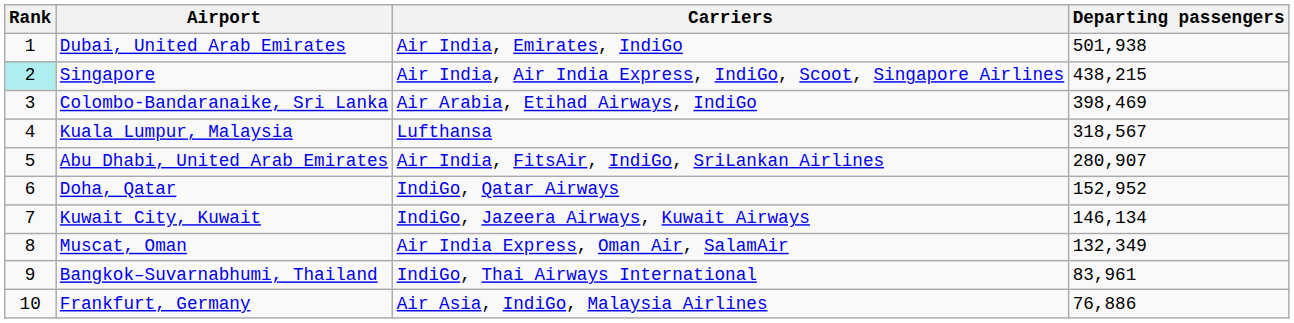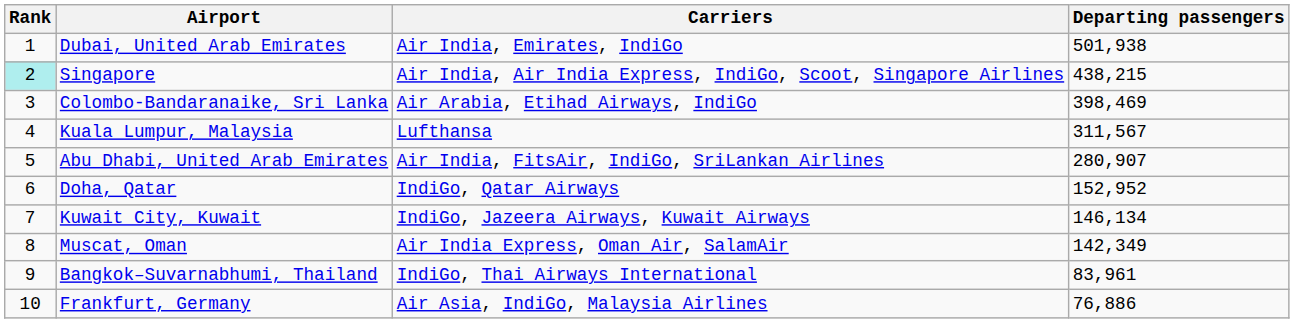(1110, 133) 318,567 -> (1110, 133) 311,567
(1110, 247) 132,349 -> (1110, 247) 142,349
